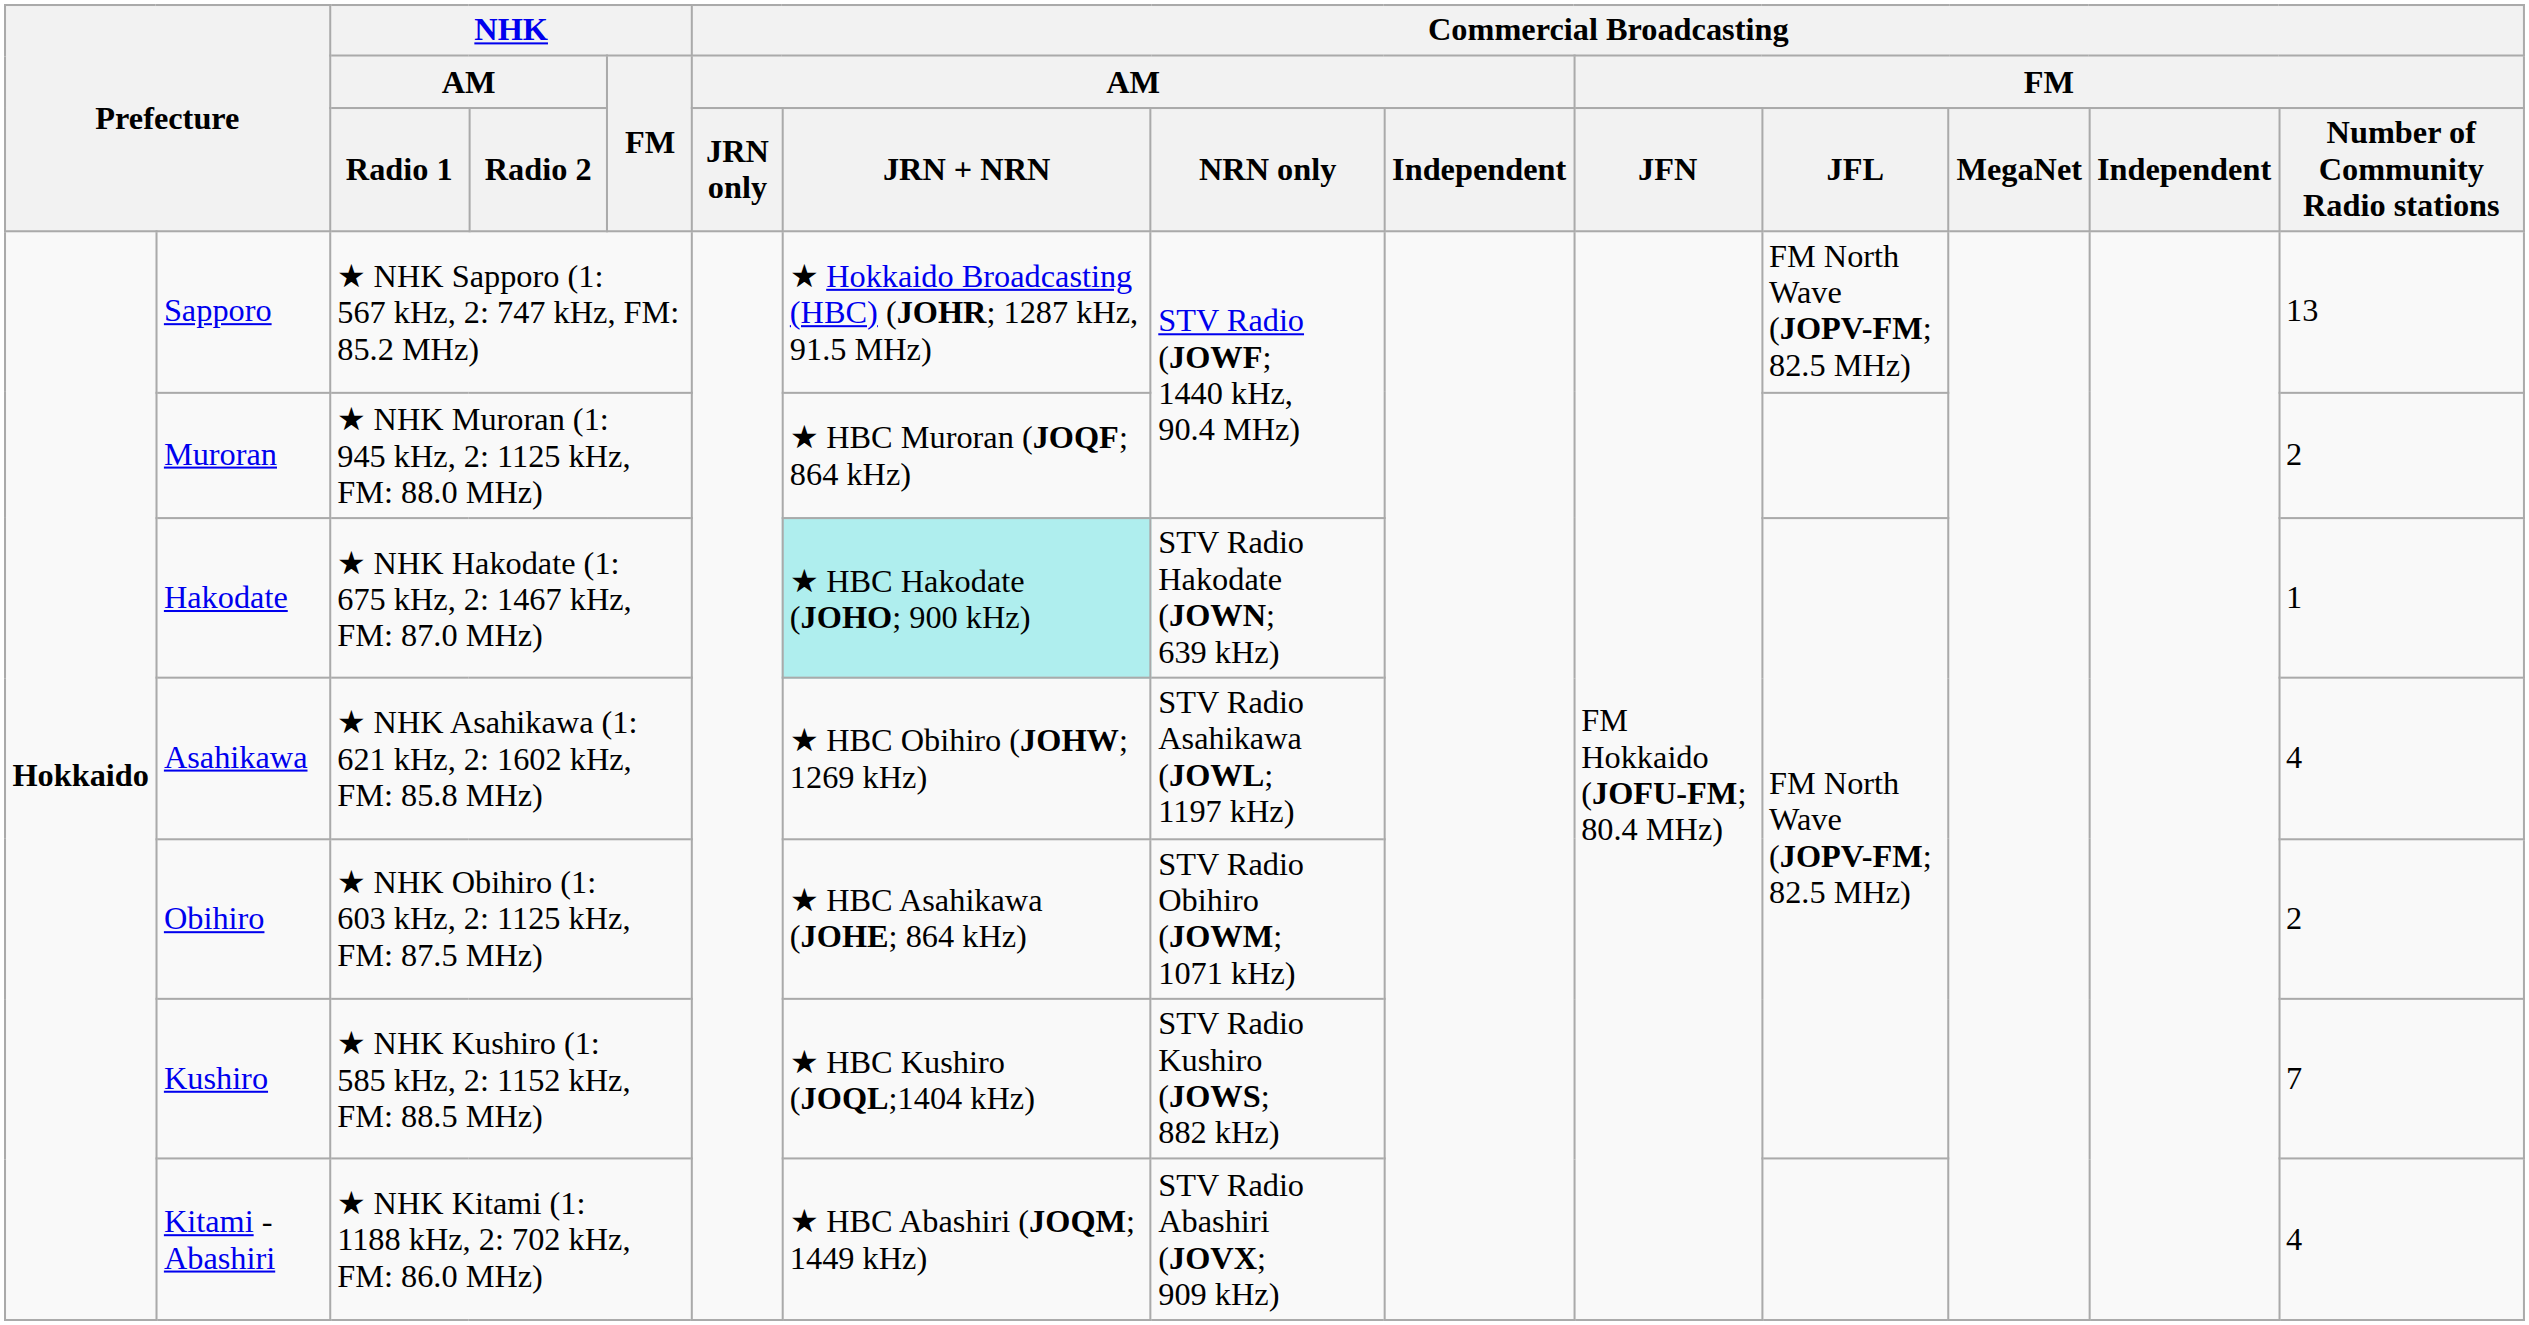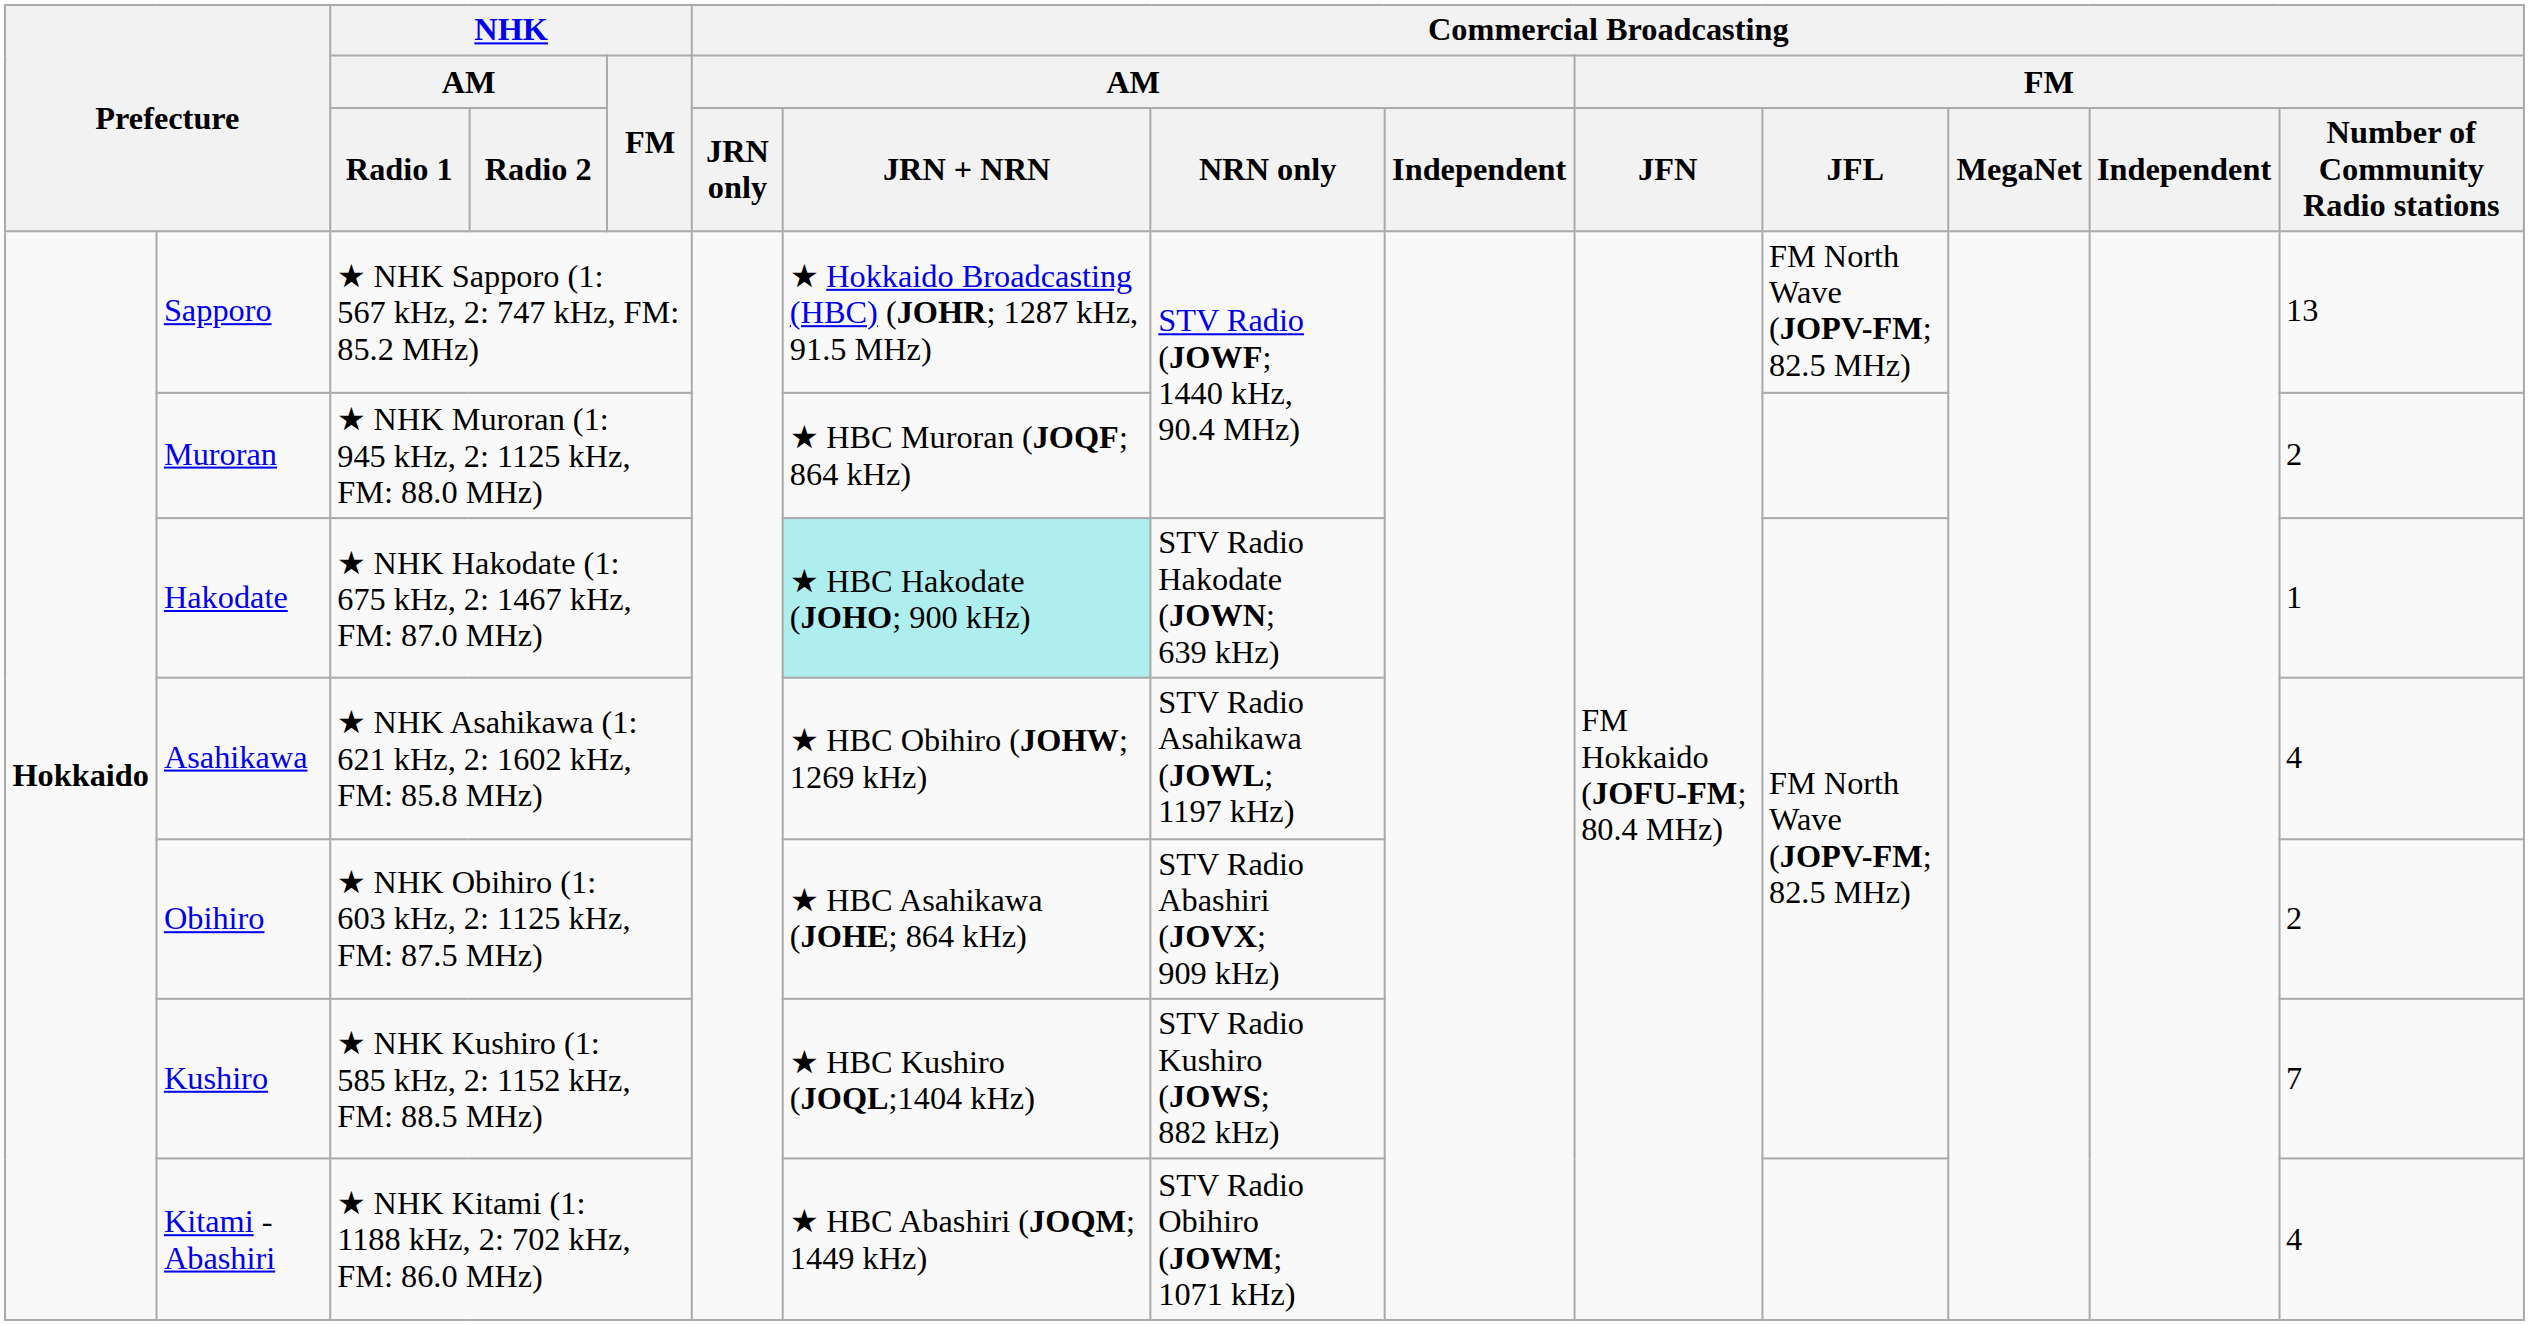(1231, 918) STV Radio Obihiro (JOWM; 1071 kHz) -> (1231, 918) STV Radio Abashiri (JOVX; 909 kHz)
(1231, 1238) STV Radio Abashiri (JOVX; 909 kHz) -> (1231, 1238) STV Radio Obihiro (JOWM; 1071 kHz)
